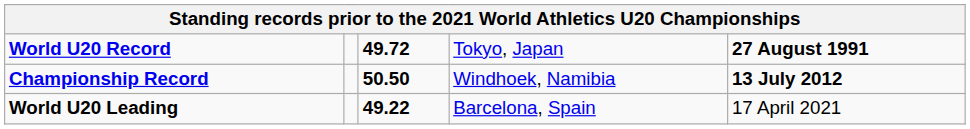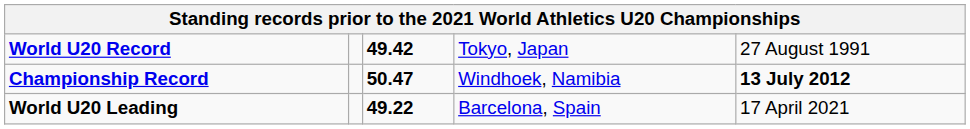(386, 49) 49.72 -> (390, 49) 49.42
(800, 49) bold -> (805, 49) normal
(386, 78) 50.50 -> (390, 78) 50.47
